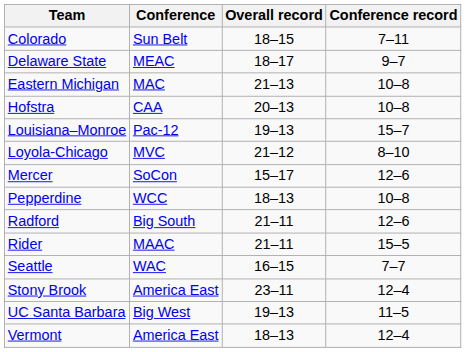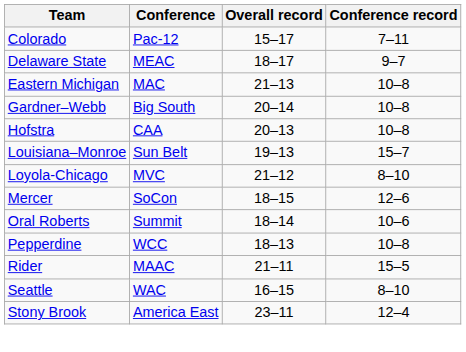(160, 38) Sun Belt -> (156, 38) Pac-12
(274, 38) 18–15 -> (274, 38) 15–17
+ row: (57, 107)
(156, 130) Pac-12 -> (160, 152) Sun Belt
(274, 175) 15–17 -> (274, 198) 18–15
+ row: (49, 221)
- row: (33, 221)
(393, 267) 7–7 -> (393, 289) 8–10
- row: (67, 312)
- row: (35, 335)
